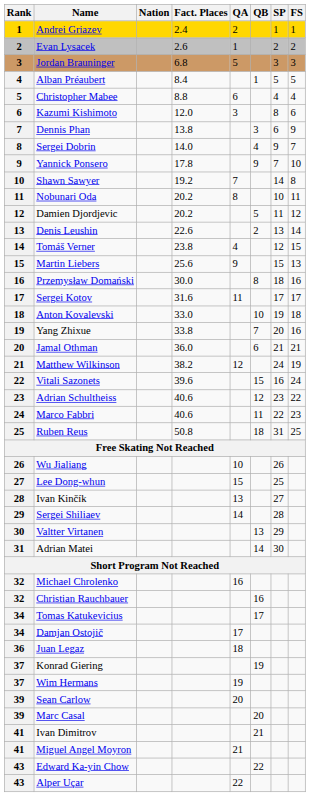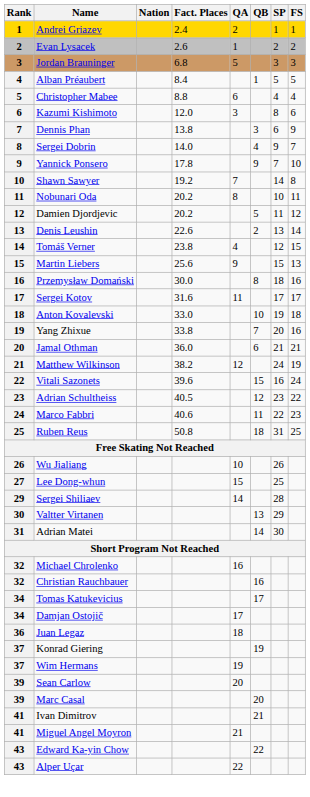(183, 398) 40.6 -> (183, 398) 40.5
- row: (61, 498)
